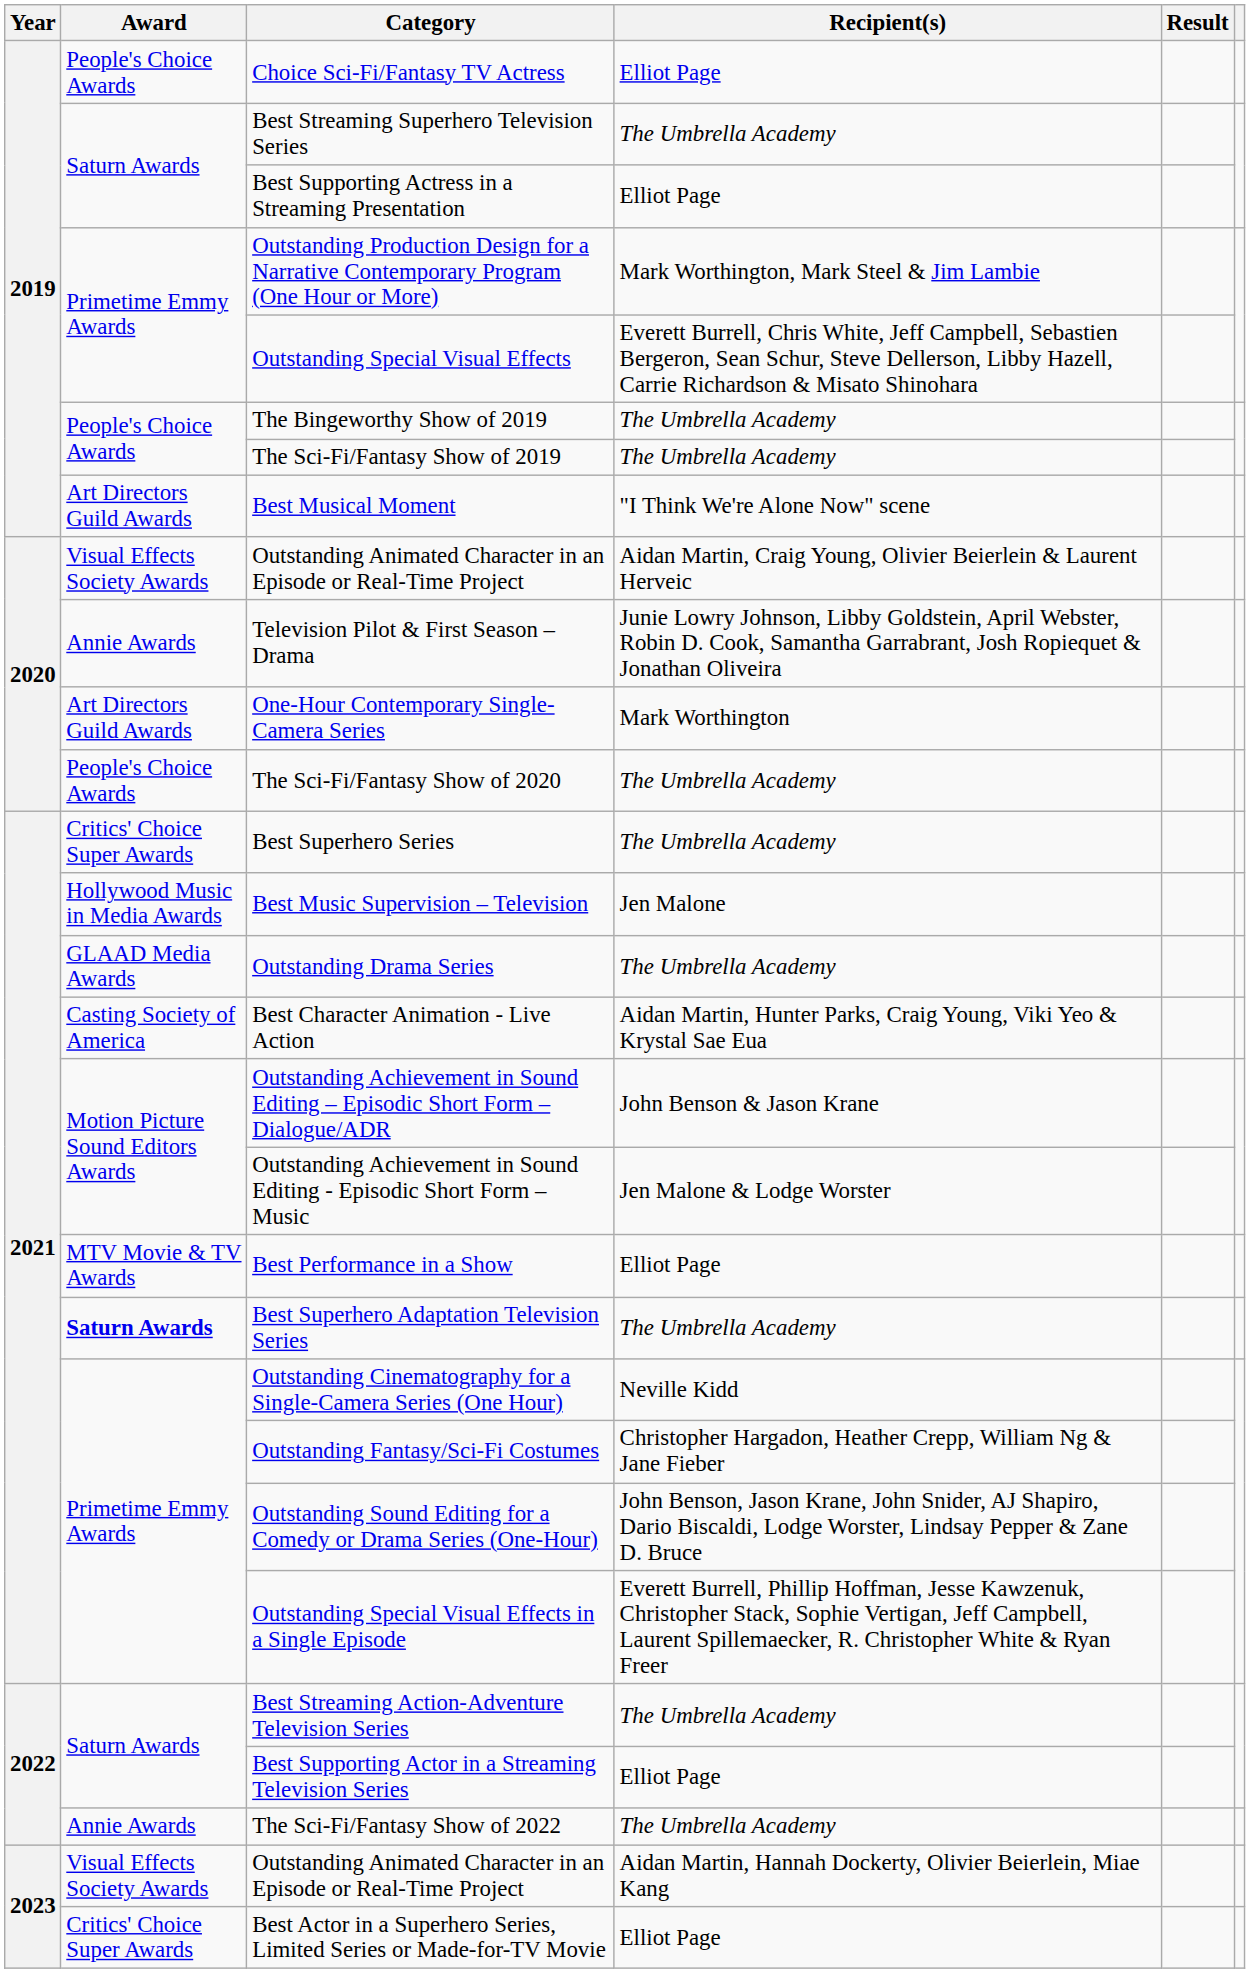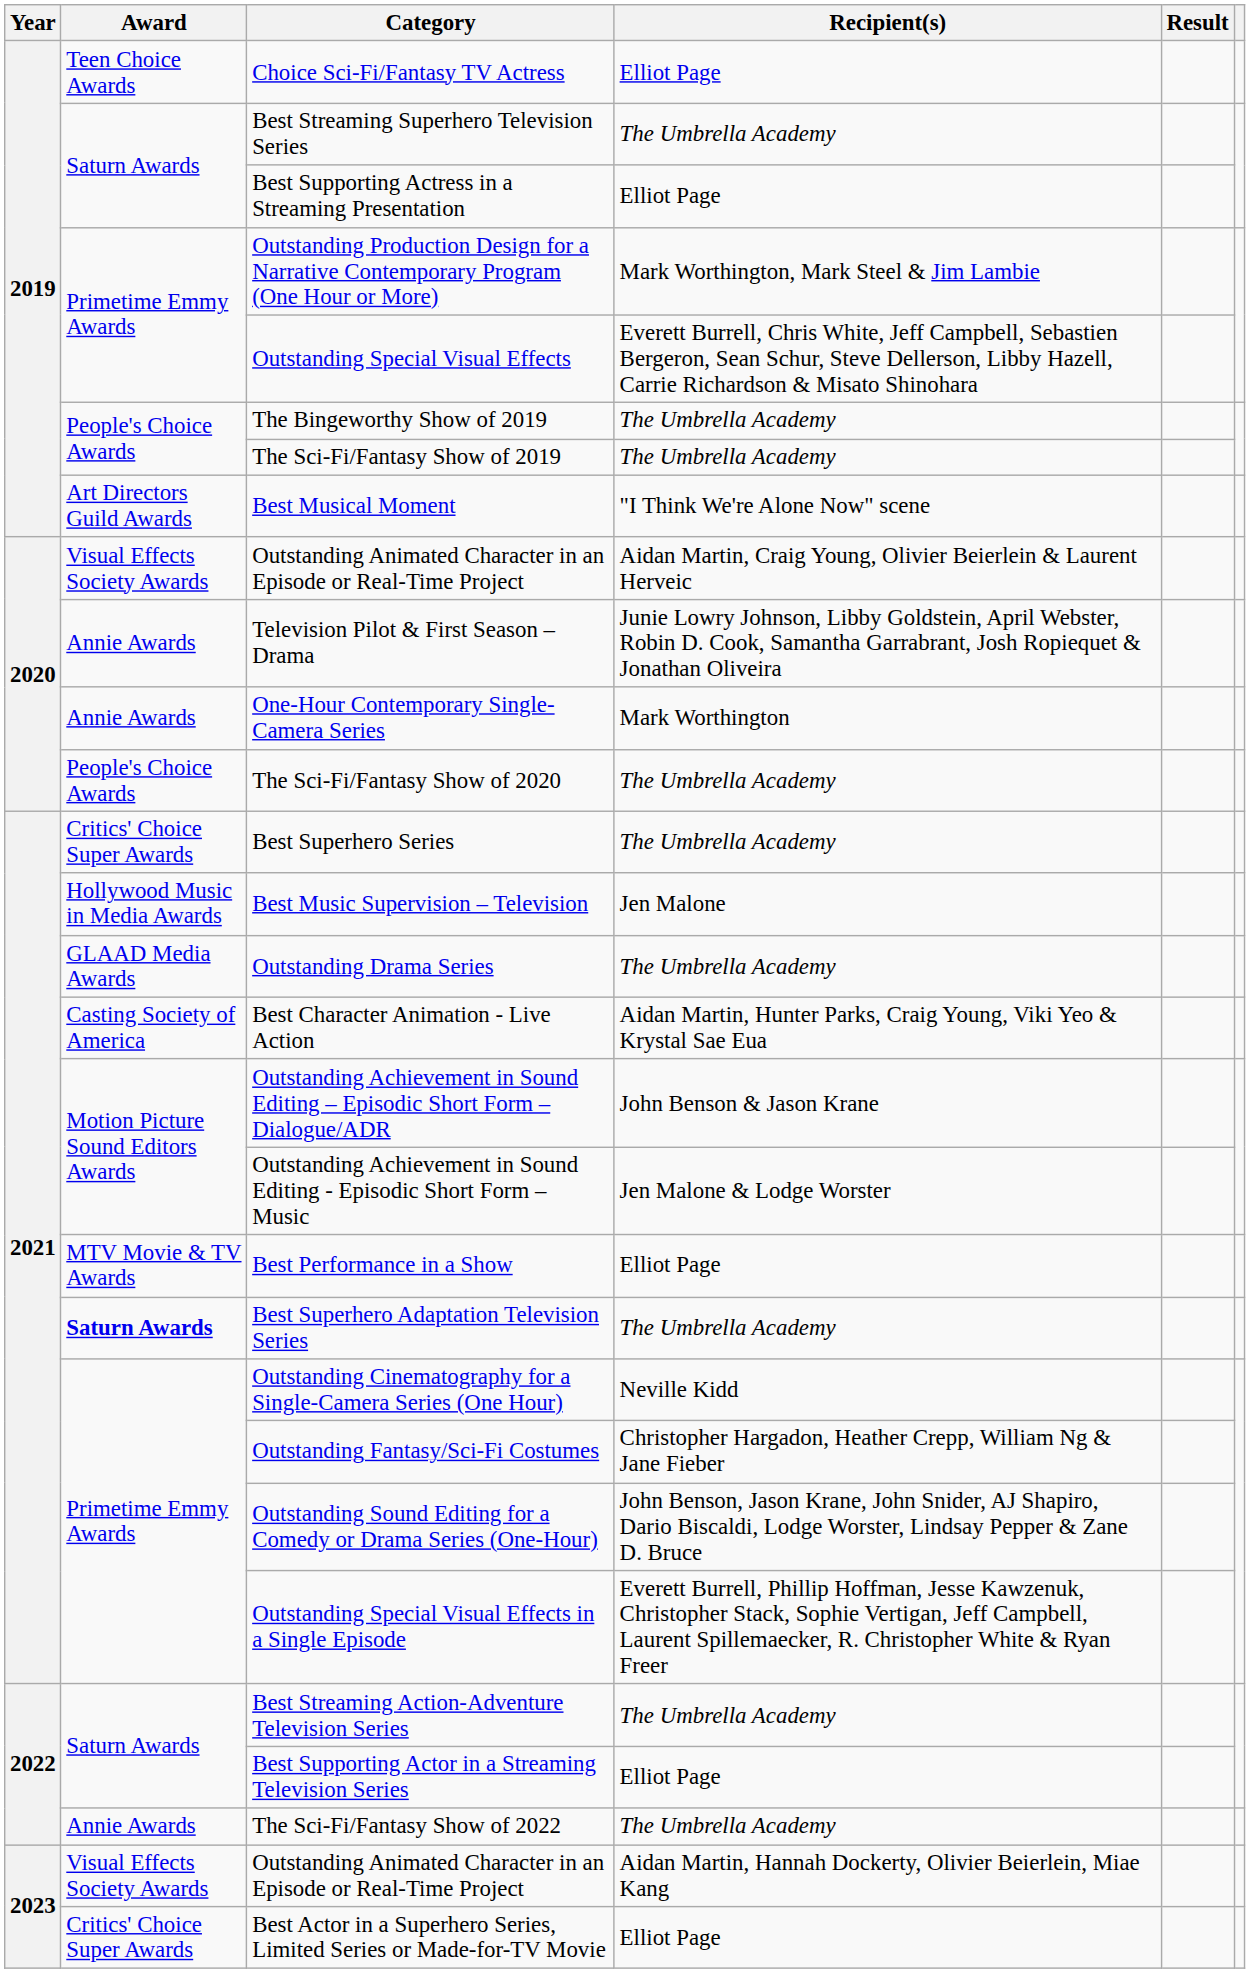(139, 71) People's Choice Awards -> (124, 71) Teen Choice Awards
(129, 717) Art Directors Guild Awards -> (131, 717) Annie Awards
